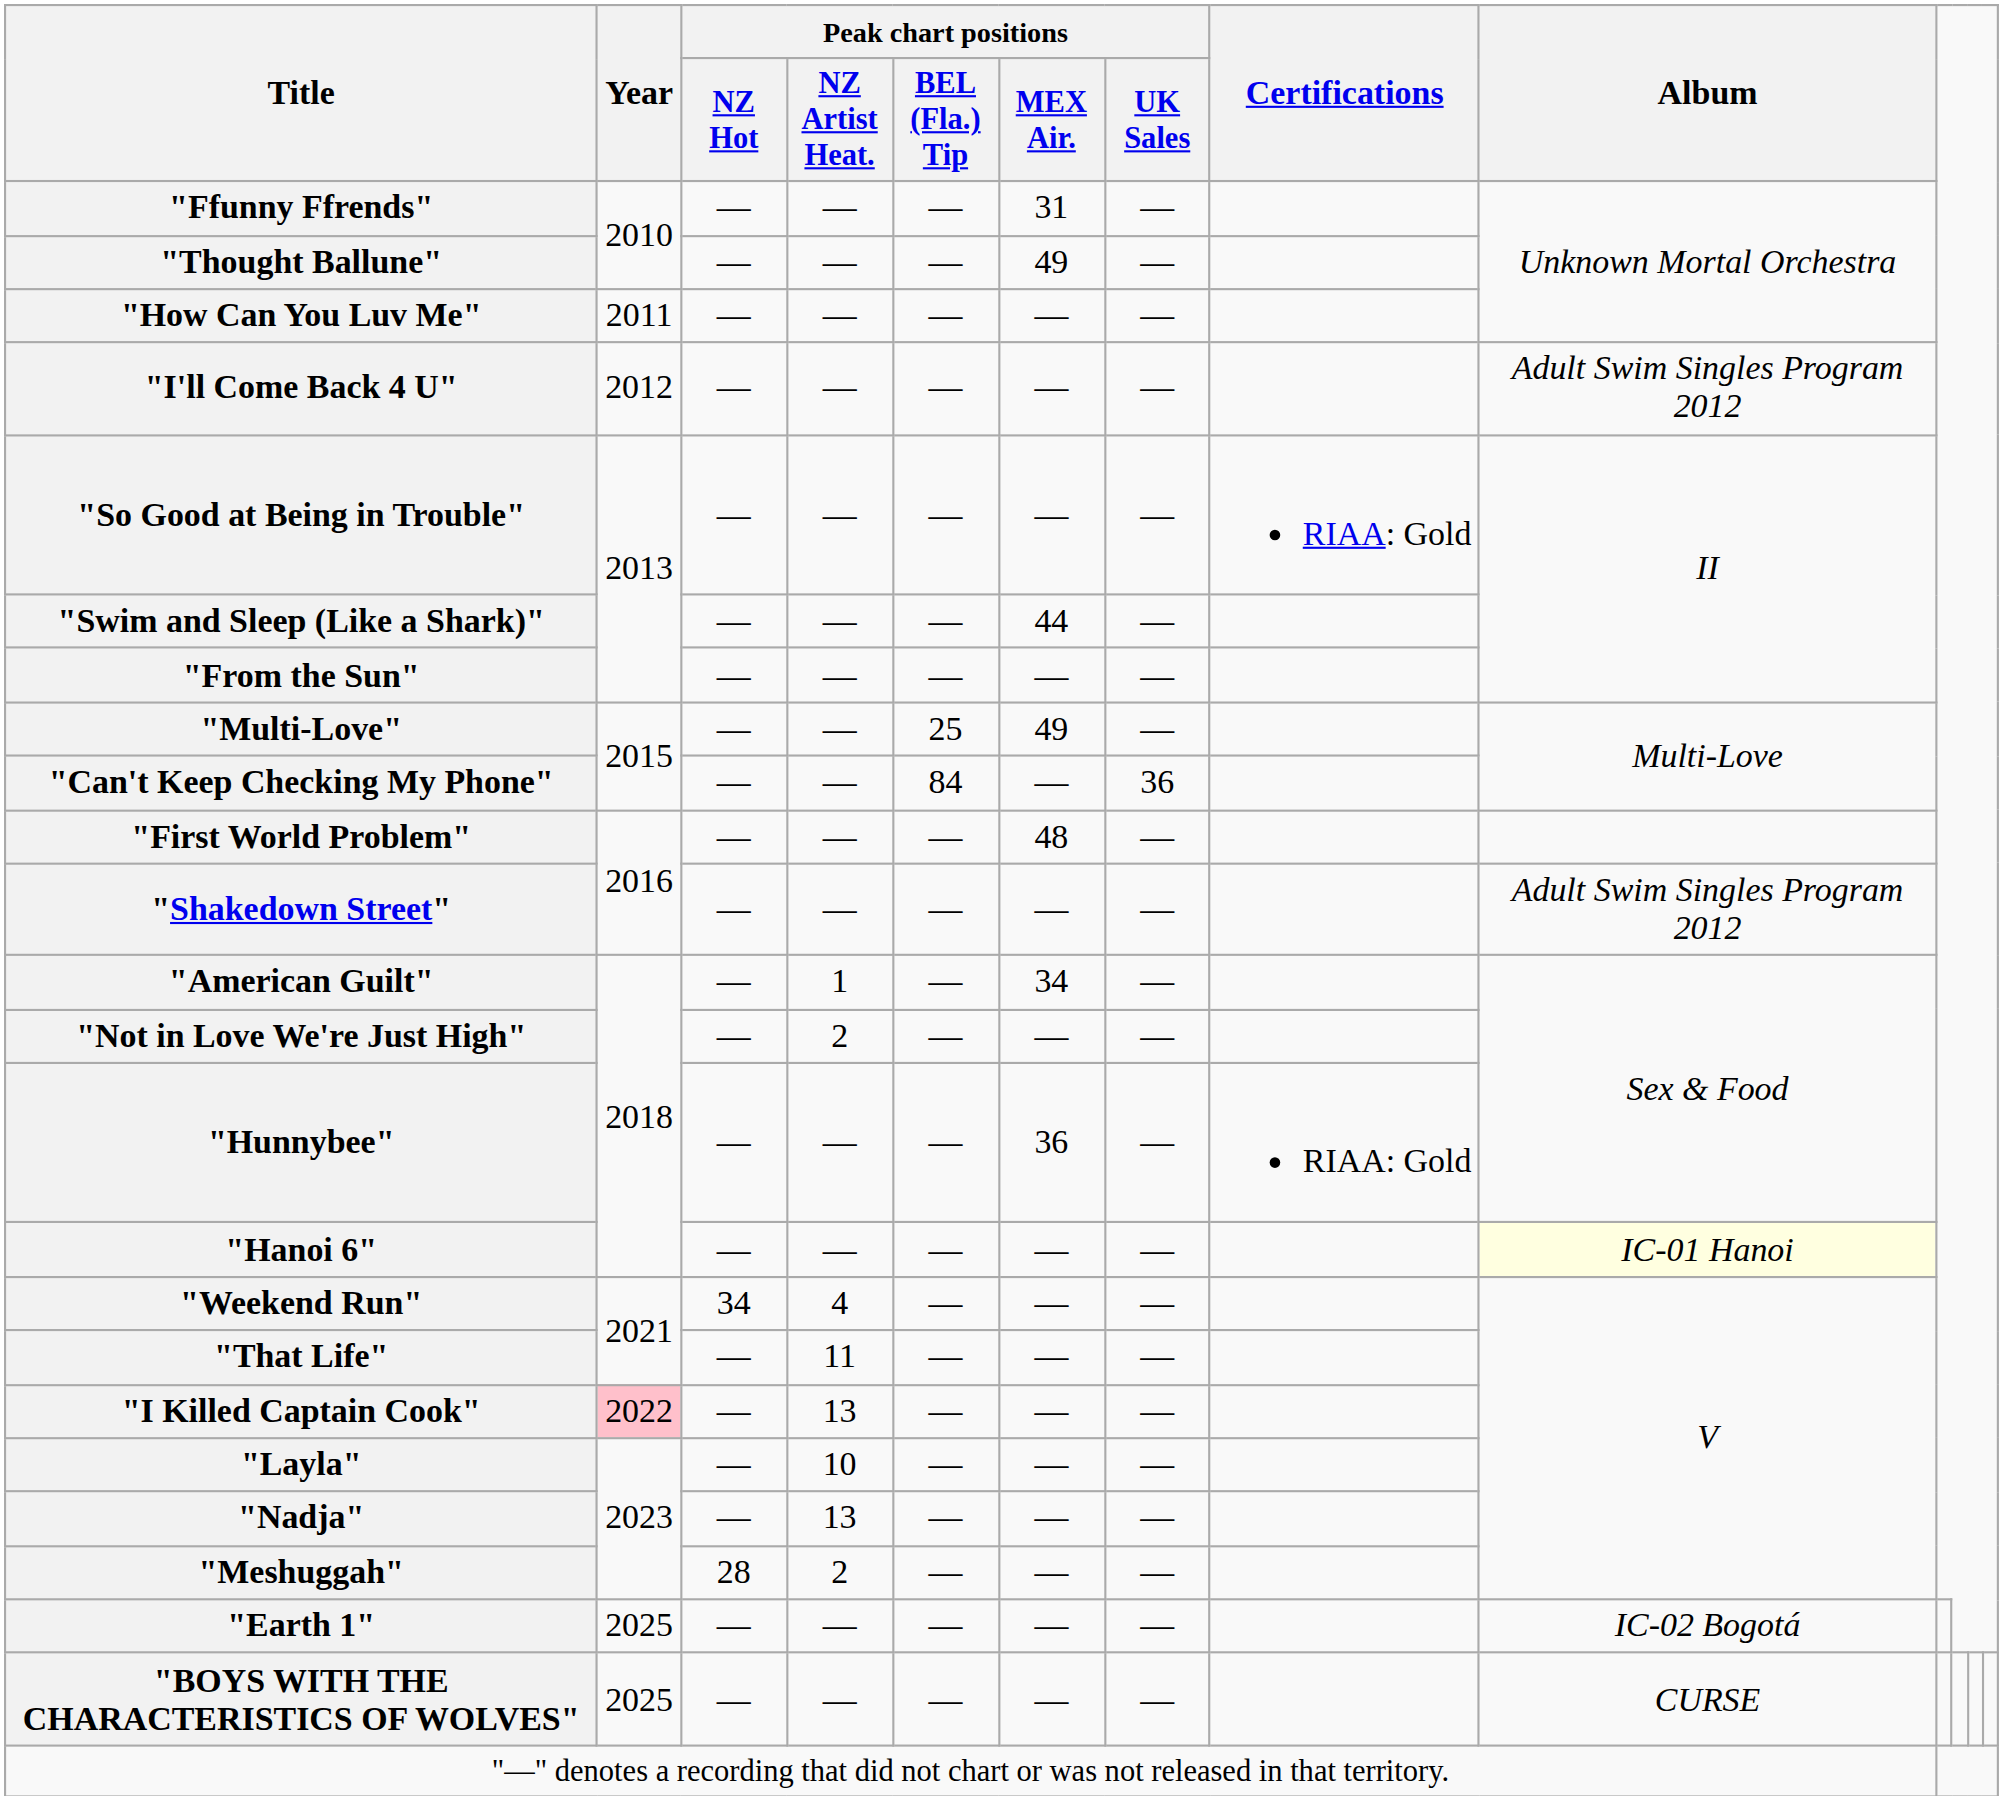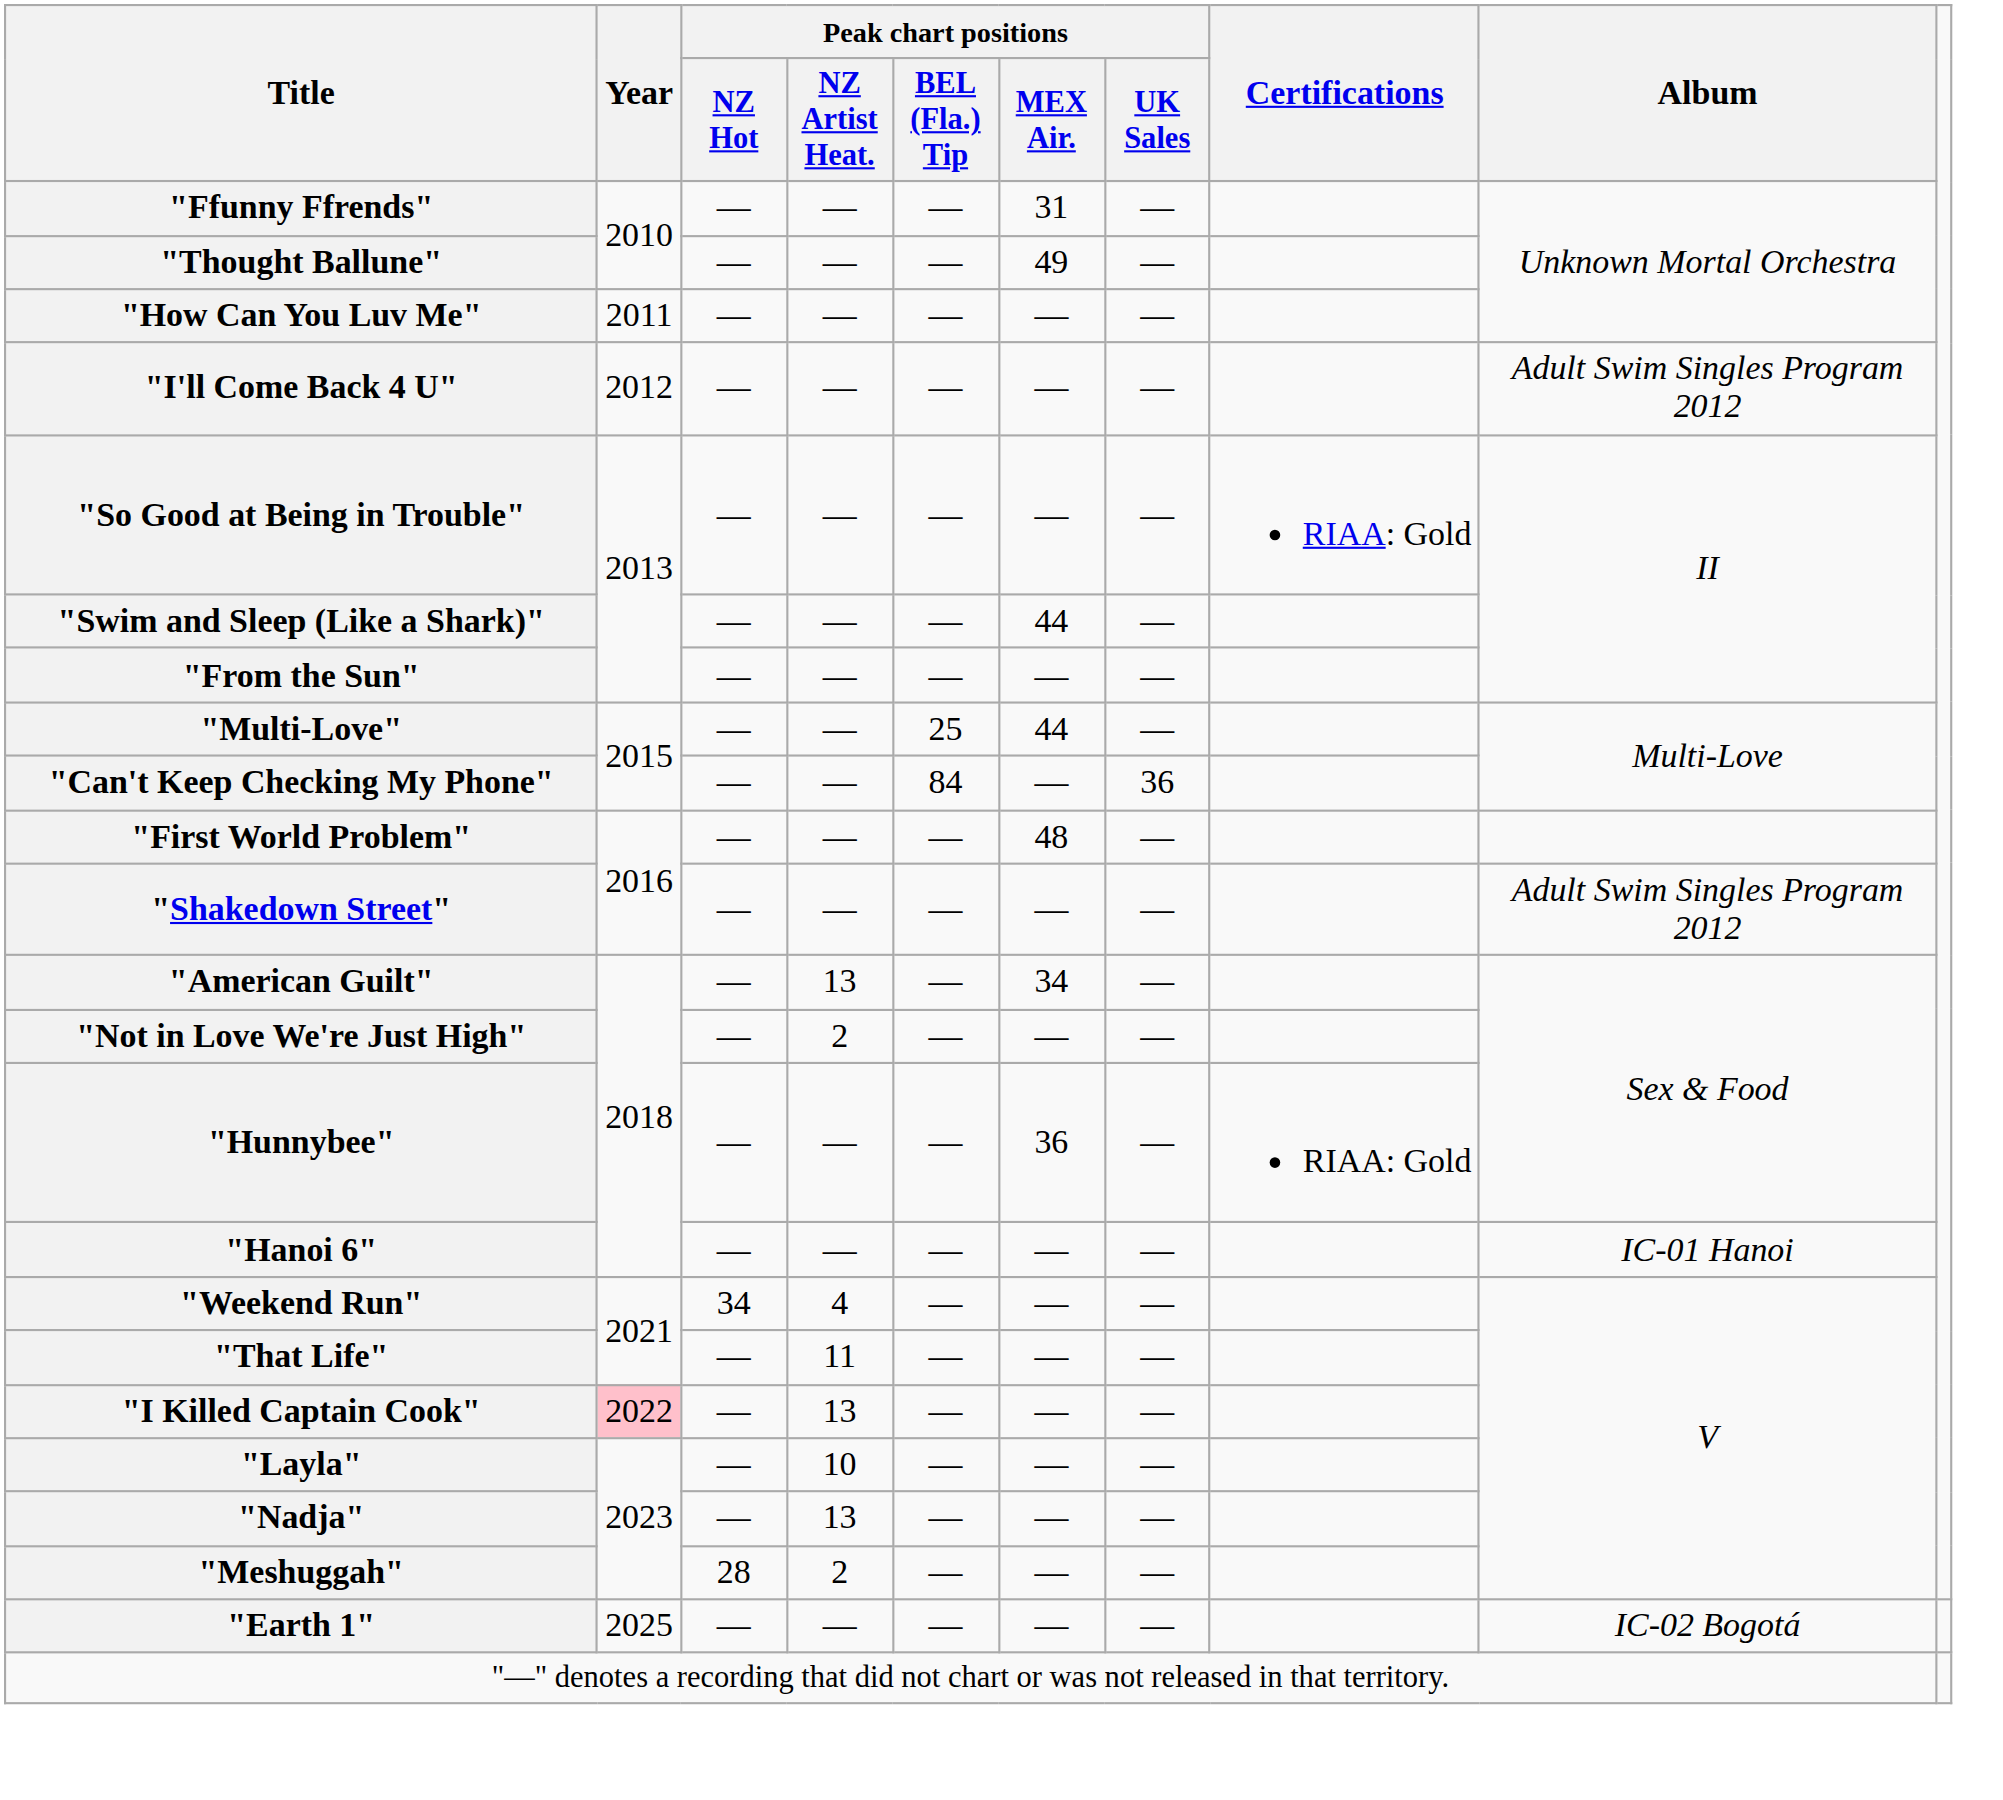(1051, 728) 49 -> (1051, 728) 44
(840, 981) 1 -> (840, 981) 13
(1708, 1249) lightyellow background -> (1708, 1249) no background
- row: (301, 1698)
